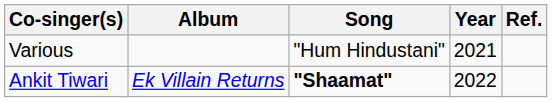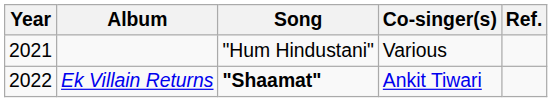columns swapped: (475, 19) <-> (66, 19)
